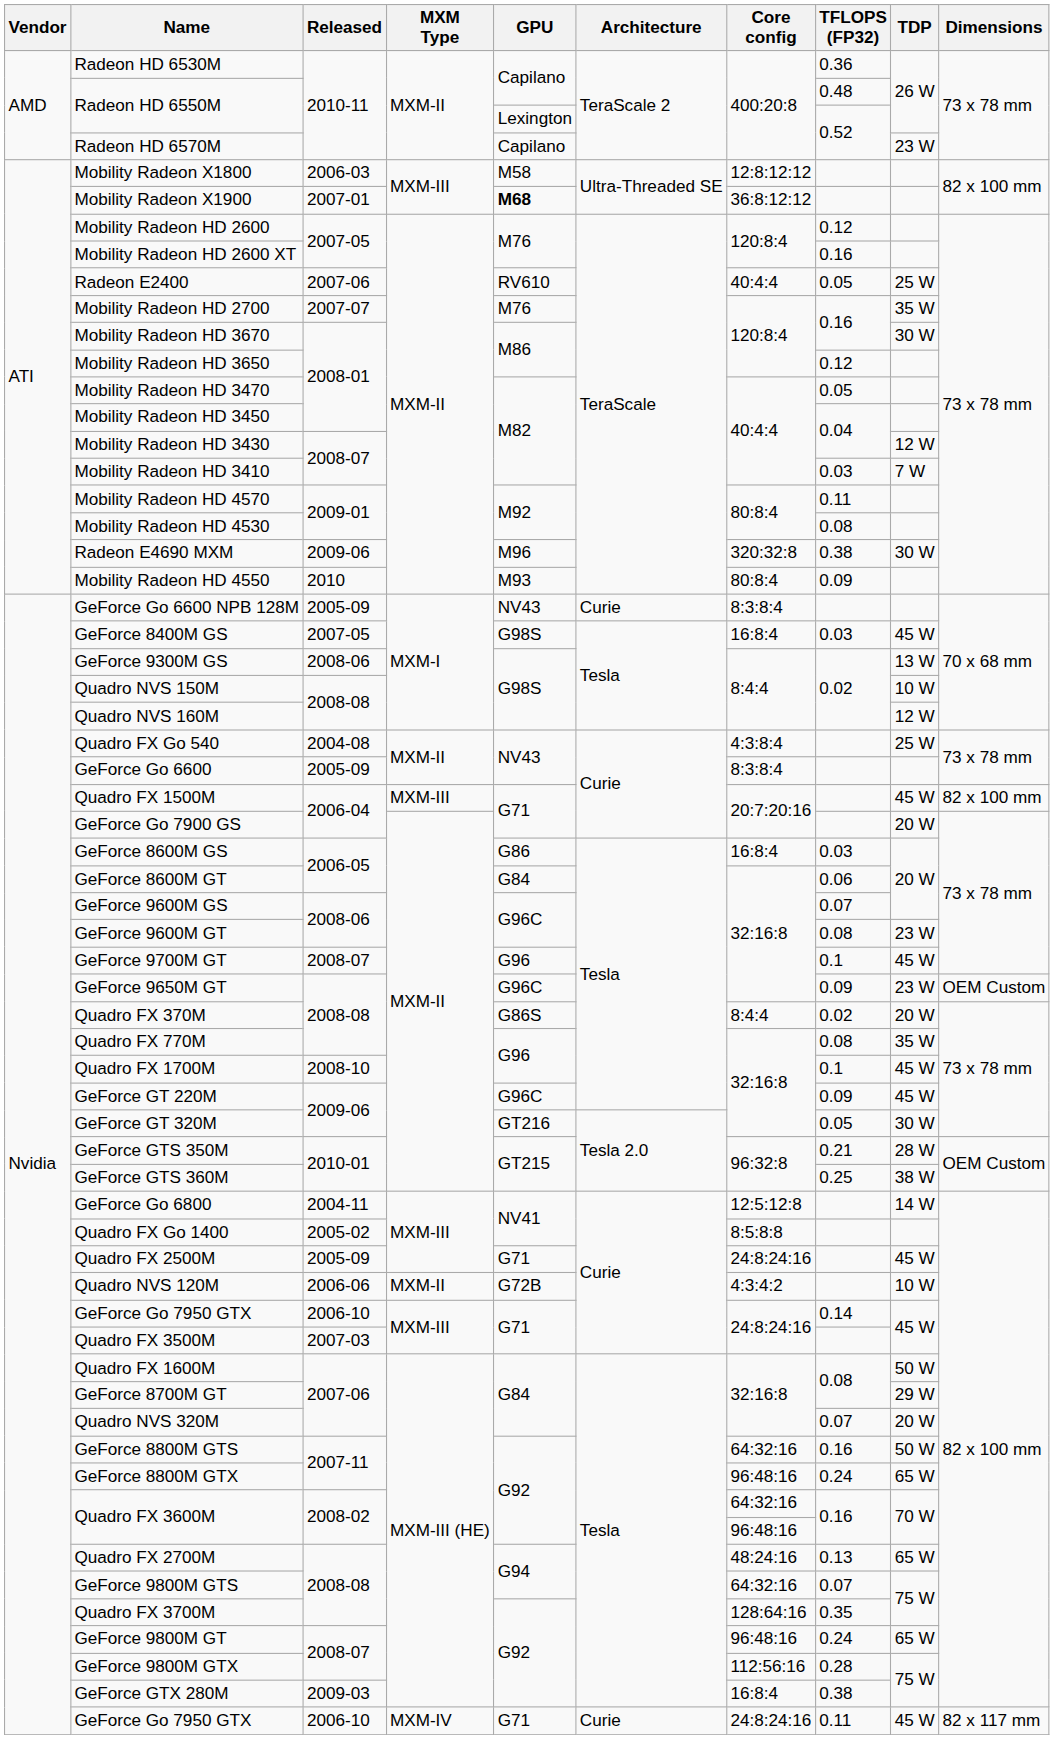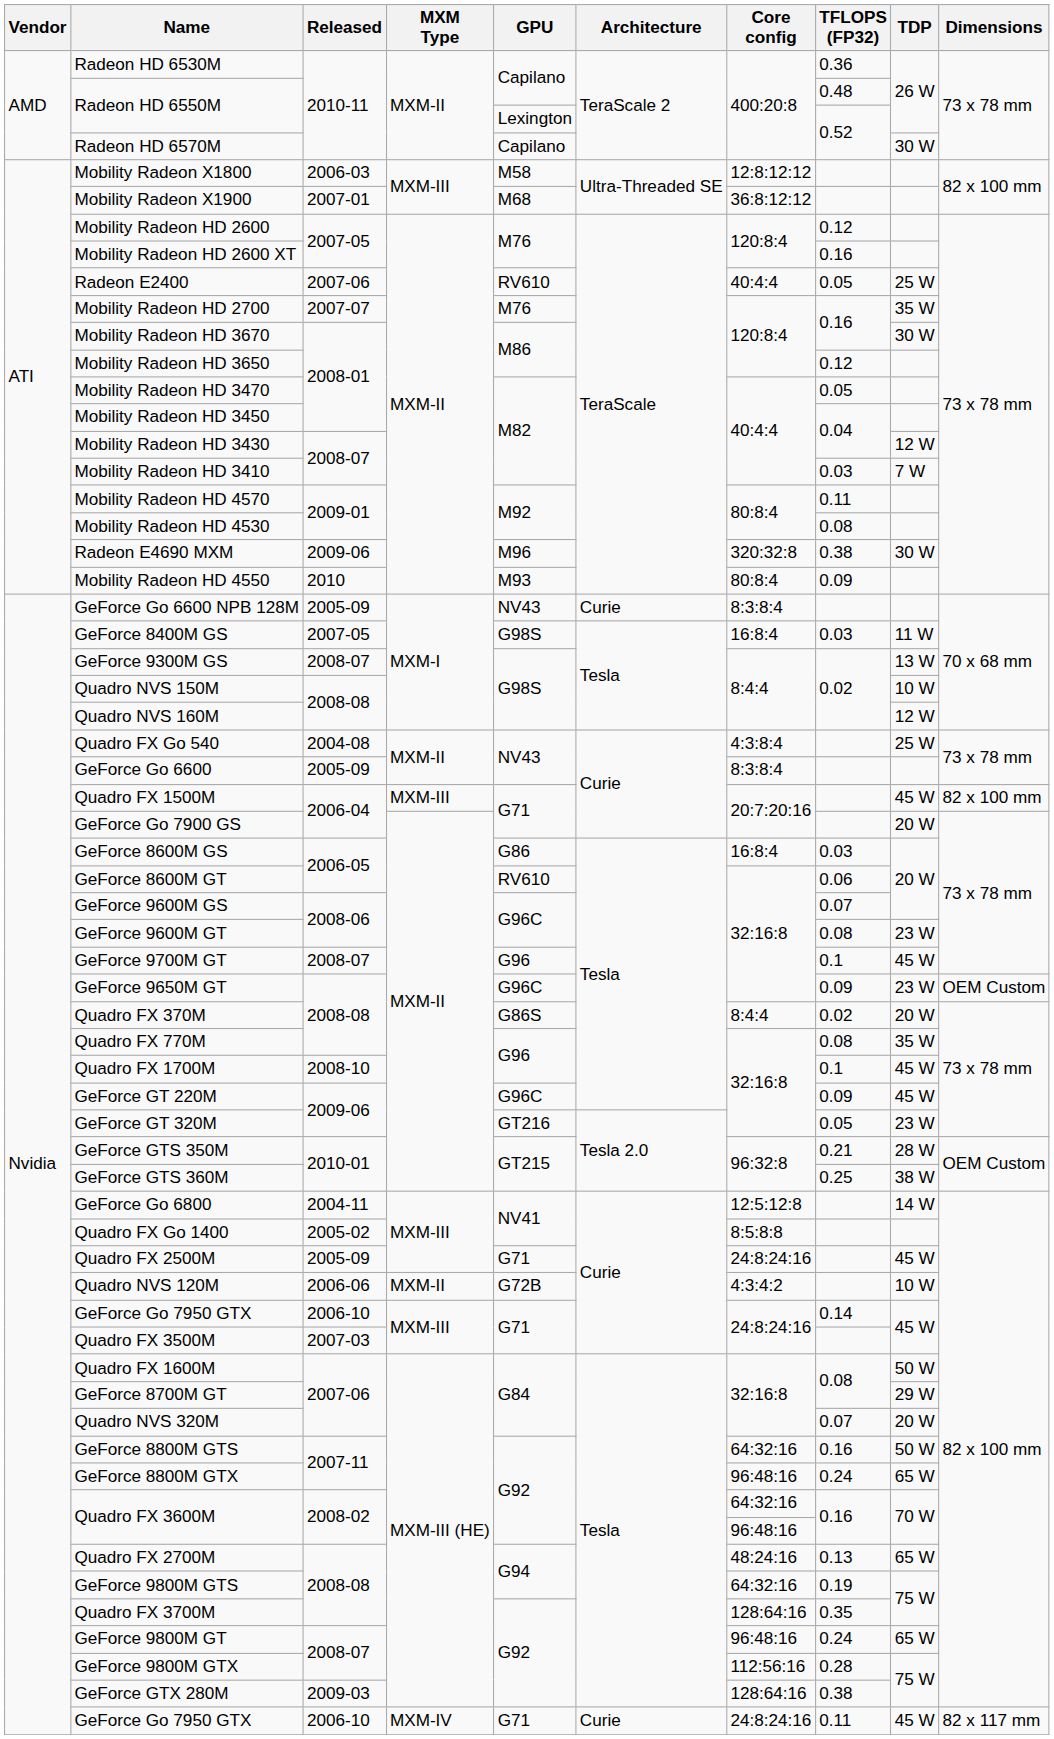(915, 145) 23 W -> (915, 145) 30 W
(514, 200) bold -> (514, 200) normal
(915, 634) 45 W -> (914, 634) 11 W
(338, 661) 2008-06 -> (338, 661) 2008-07
(514, 879) G84 -> (524, 879) RV610
(915, 1123) 30 W -> (915, 1123) 23 W
(836, 1584) 0.07 -> (836, 1584) 0.19
(754, 1693) 16:8:4 -> (769, 1693) 128:64:16
